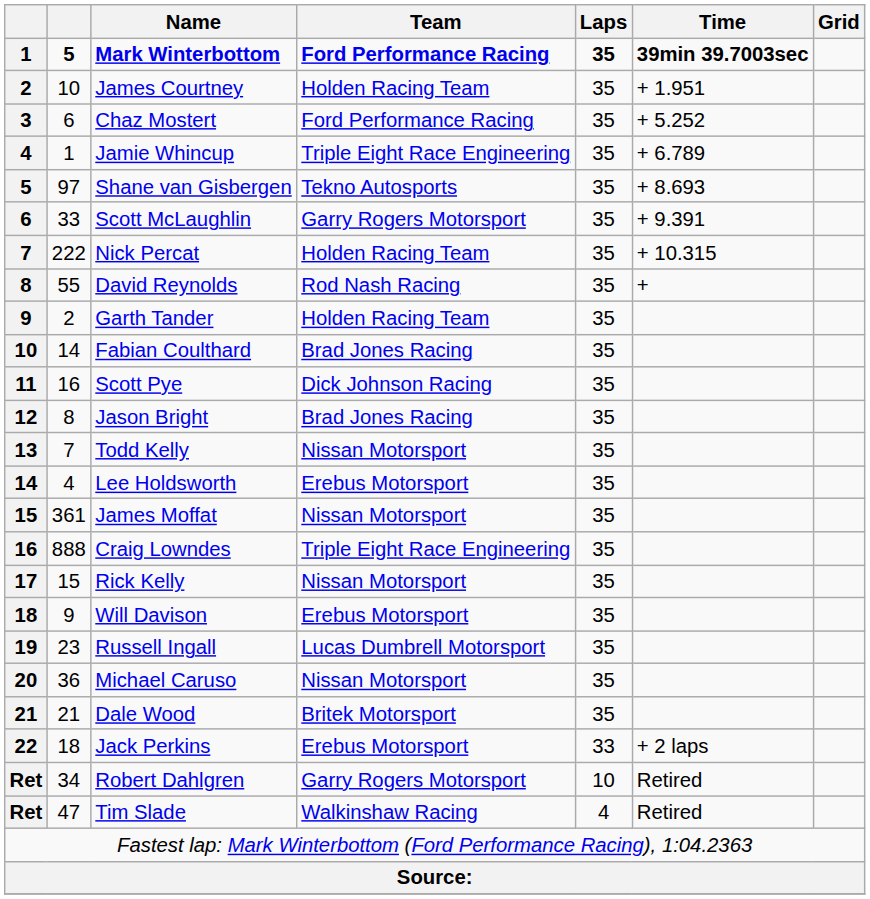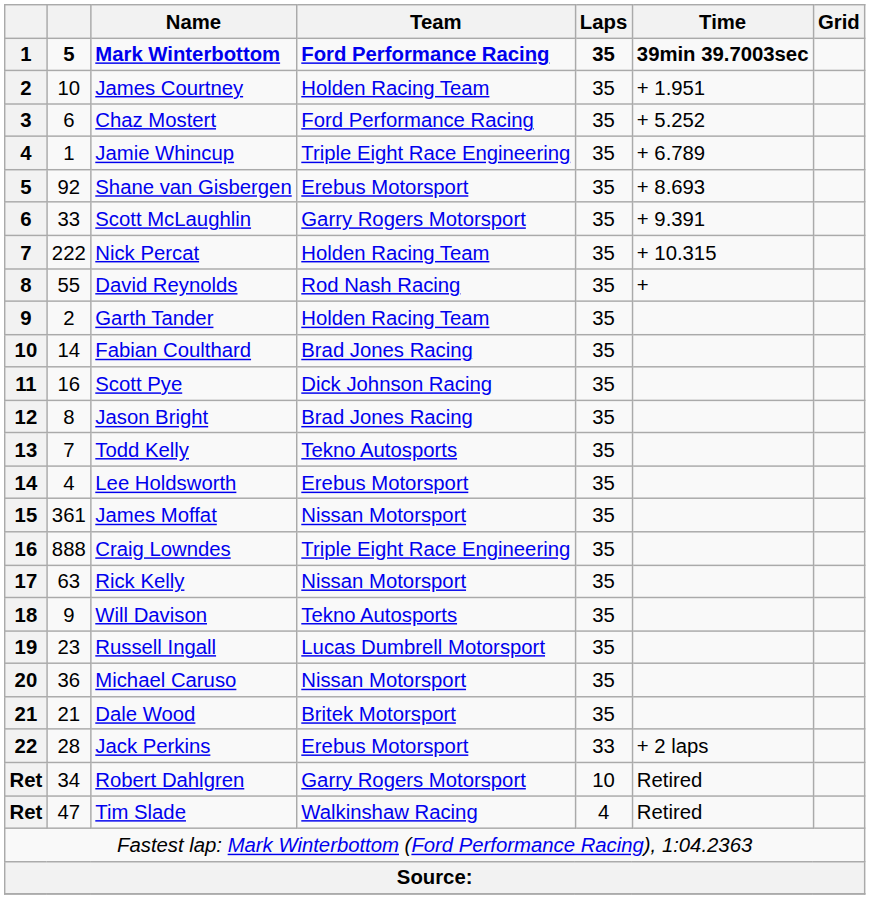(69, 186) 97 -> (69, 186) 92
(379, 186) Tekno Autosports -> (385, 186) Erebus Motorsport
(384, 449) Nissan Motorsport -> (379, 449) Tekno Autosports
(69, 581) 15 -> (69, 581) 63
(385, 614) Erebus Motorsport -> (379, 614) Tekno Autosports
(69, 746) 18 -> (69, 746) 28
